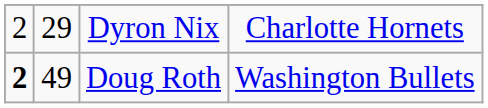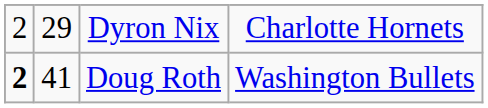(57, 77) 49 -> (57, 77) 41
